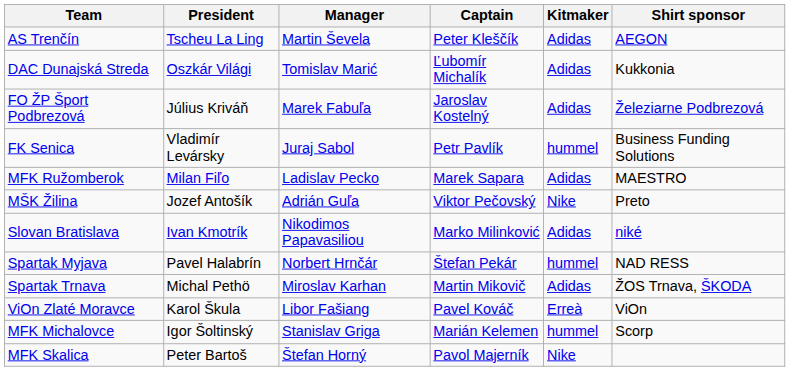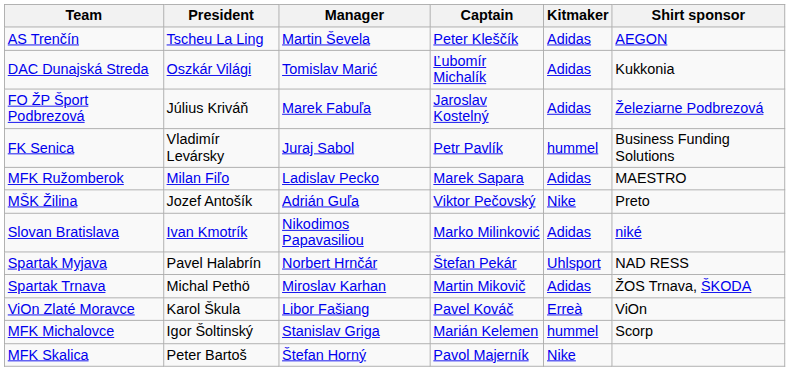(573, 263) hummel -> (574, 263) Uhlsport
